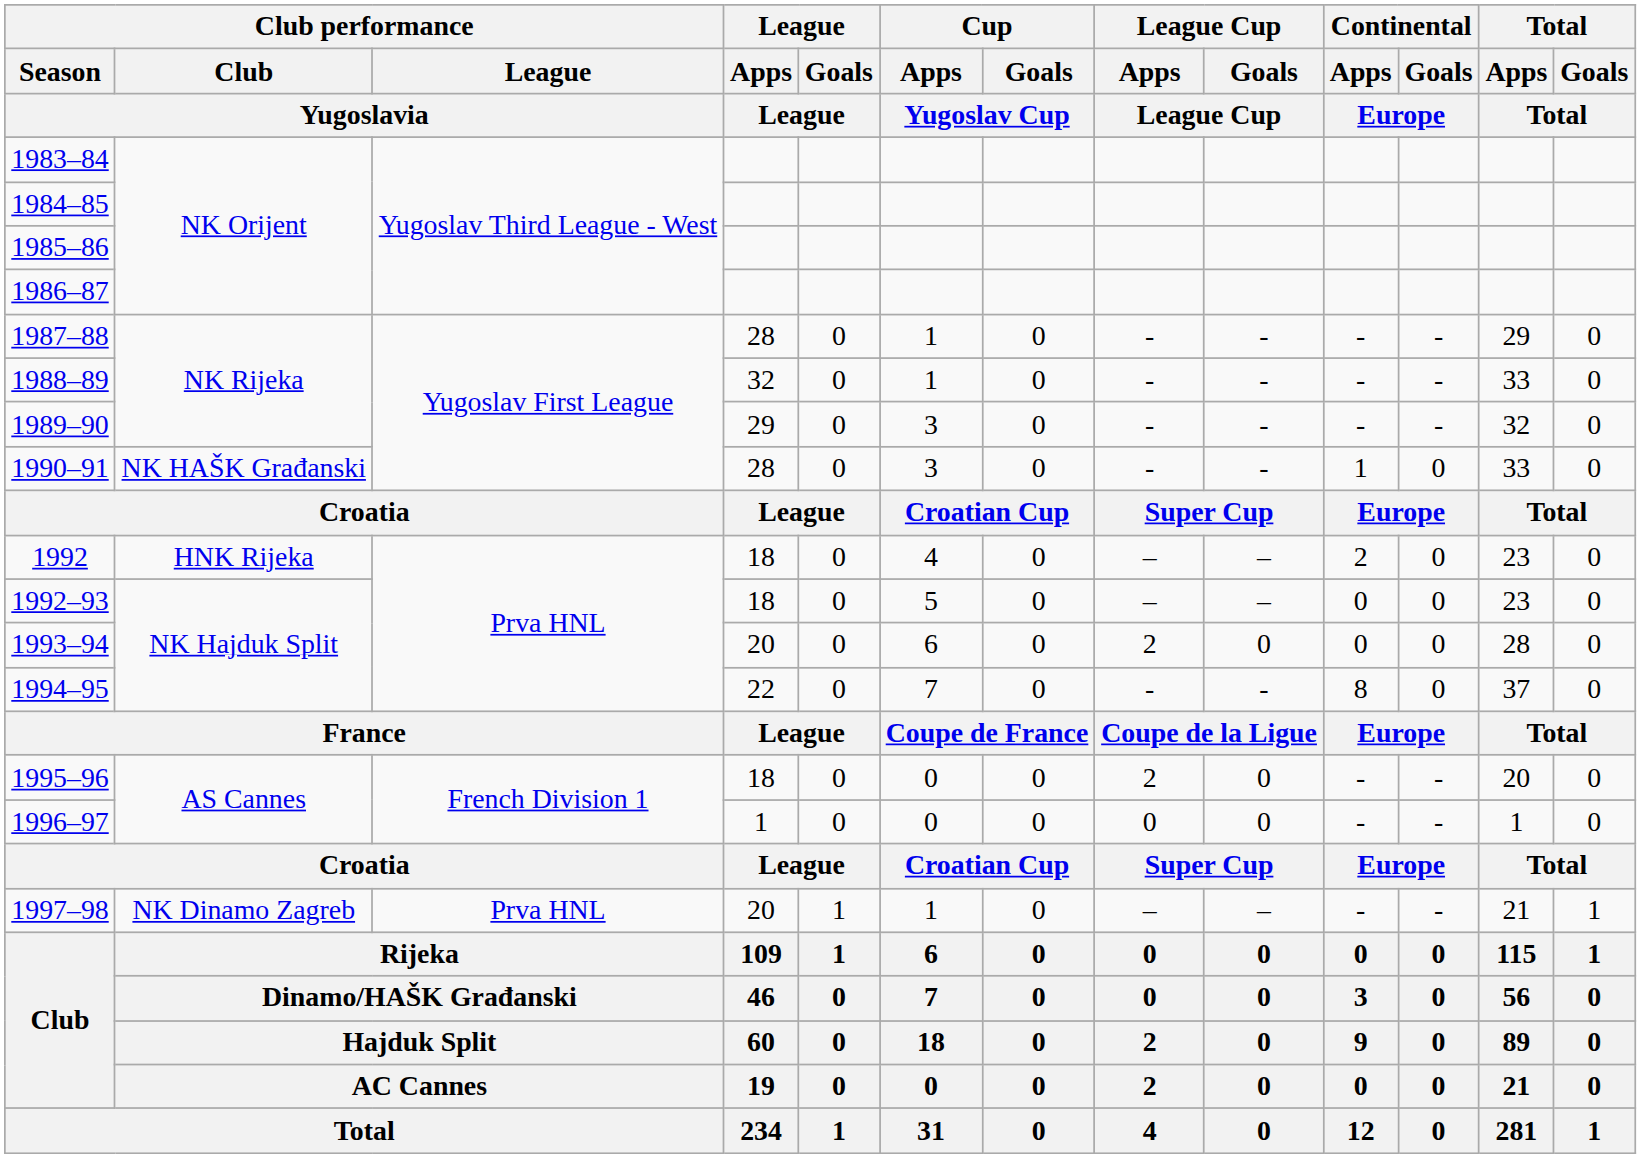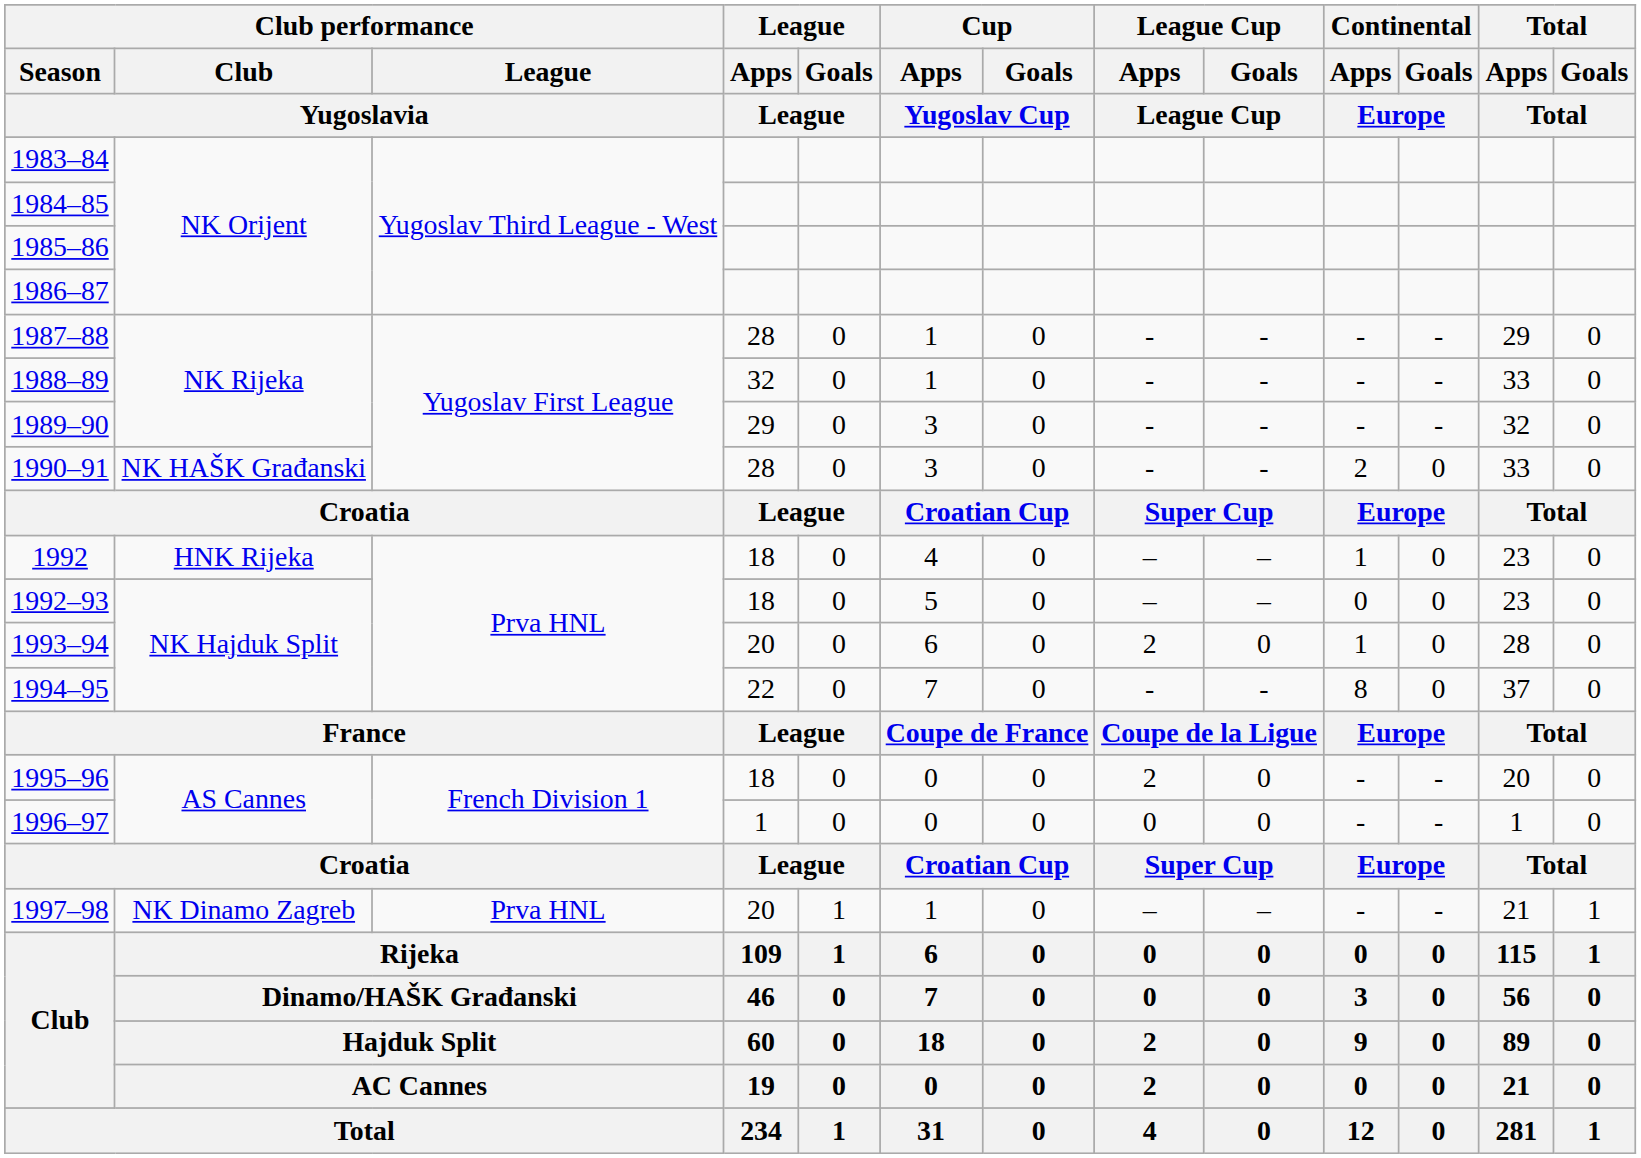(1361, 468) 1 -> (1361, 468) 2
(1361, 556) 2 -> (1361, 556) 1
(1361, 644) 0 -> (1361, 644) 1
